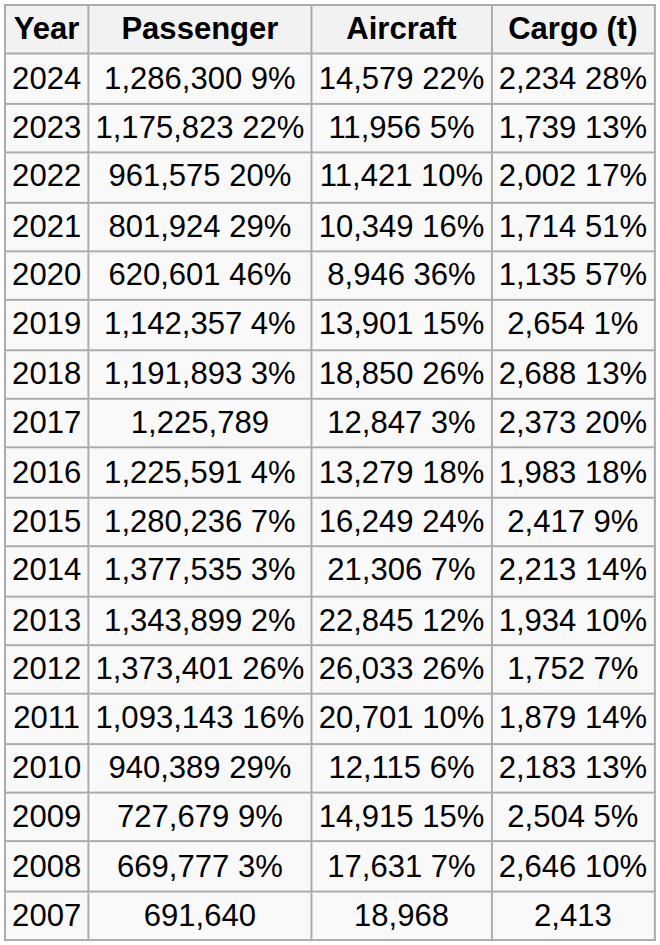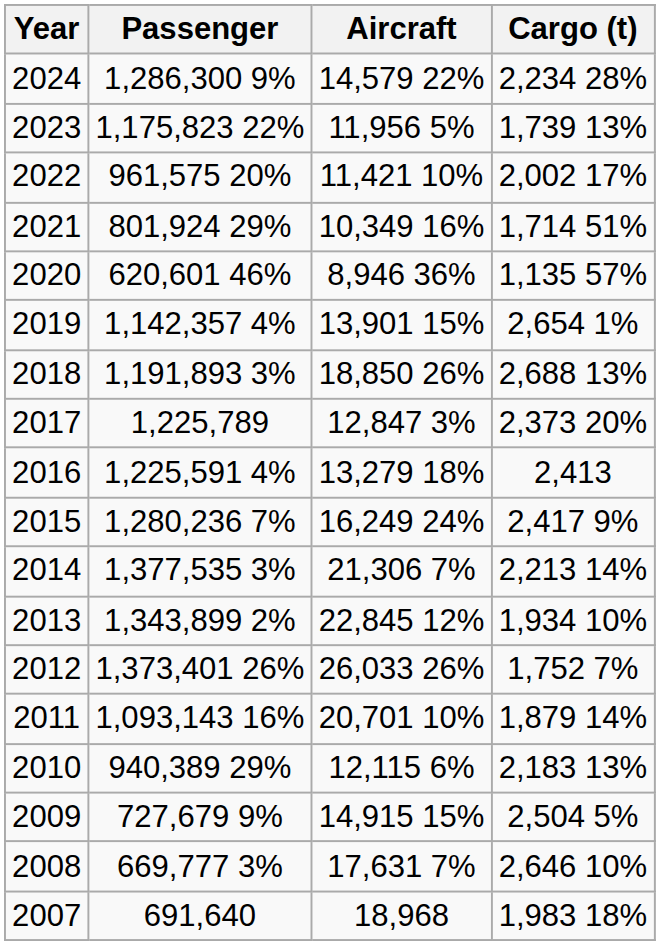(573, 472) 1,983 18% -> (573, 472) 2,413
(573, 915) 2,413 -> (573, 915) 1,983 18%
